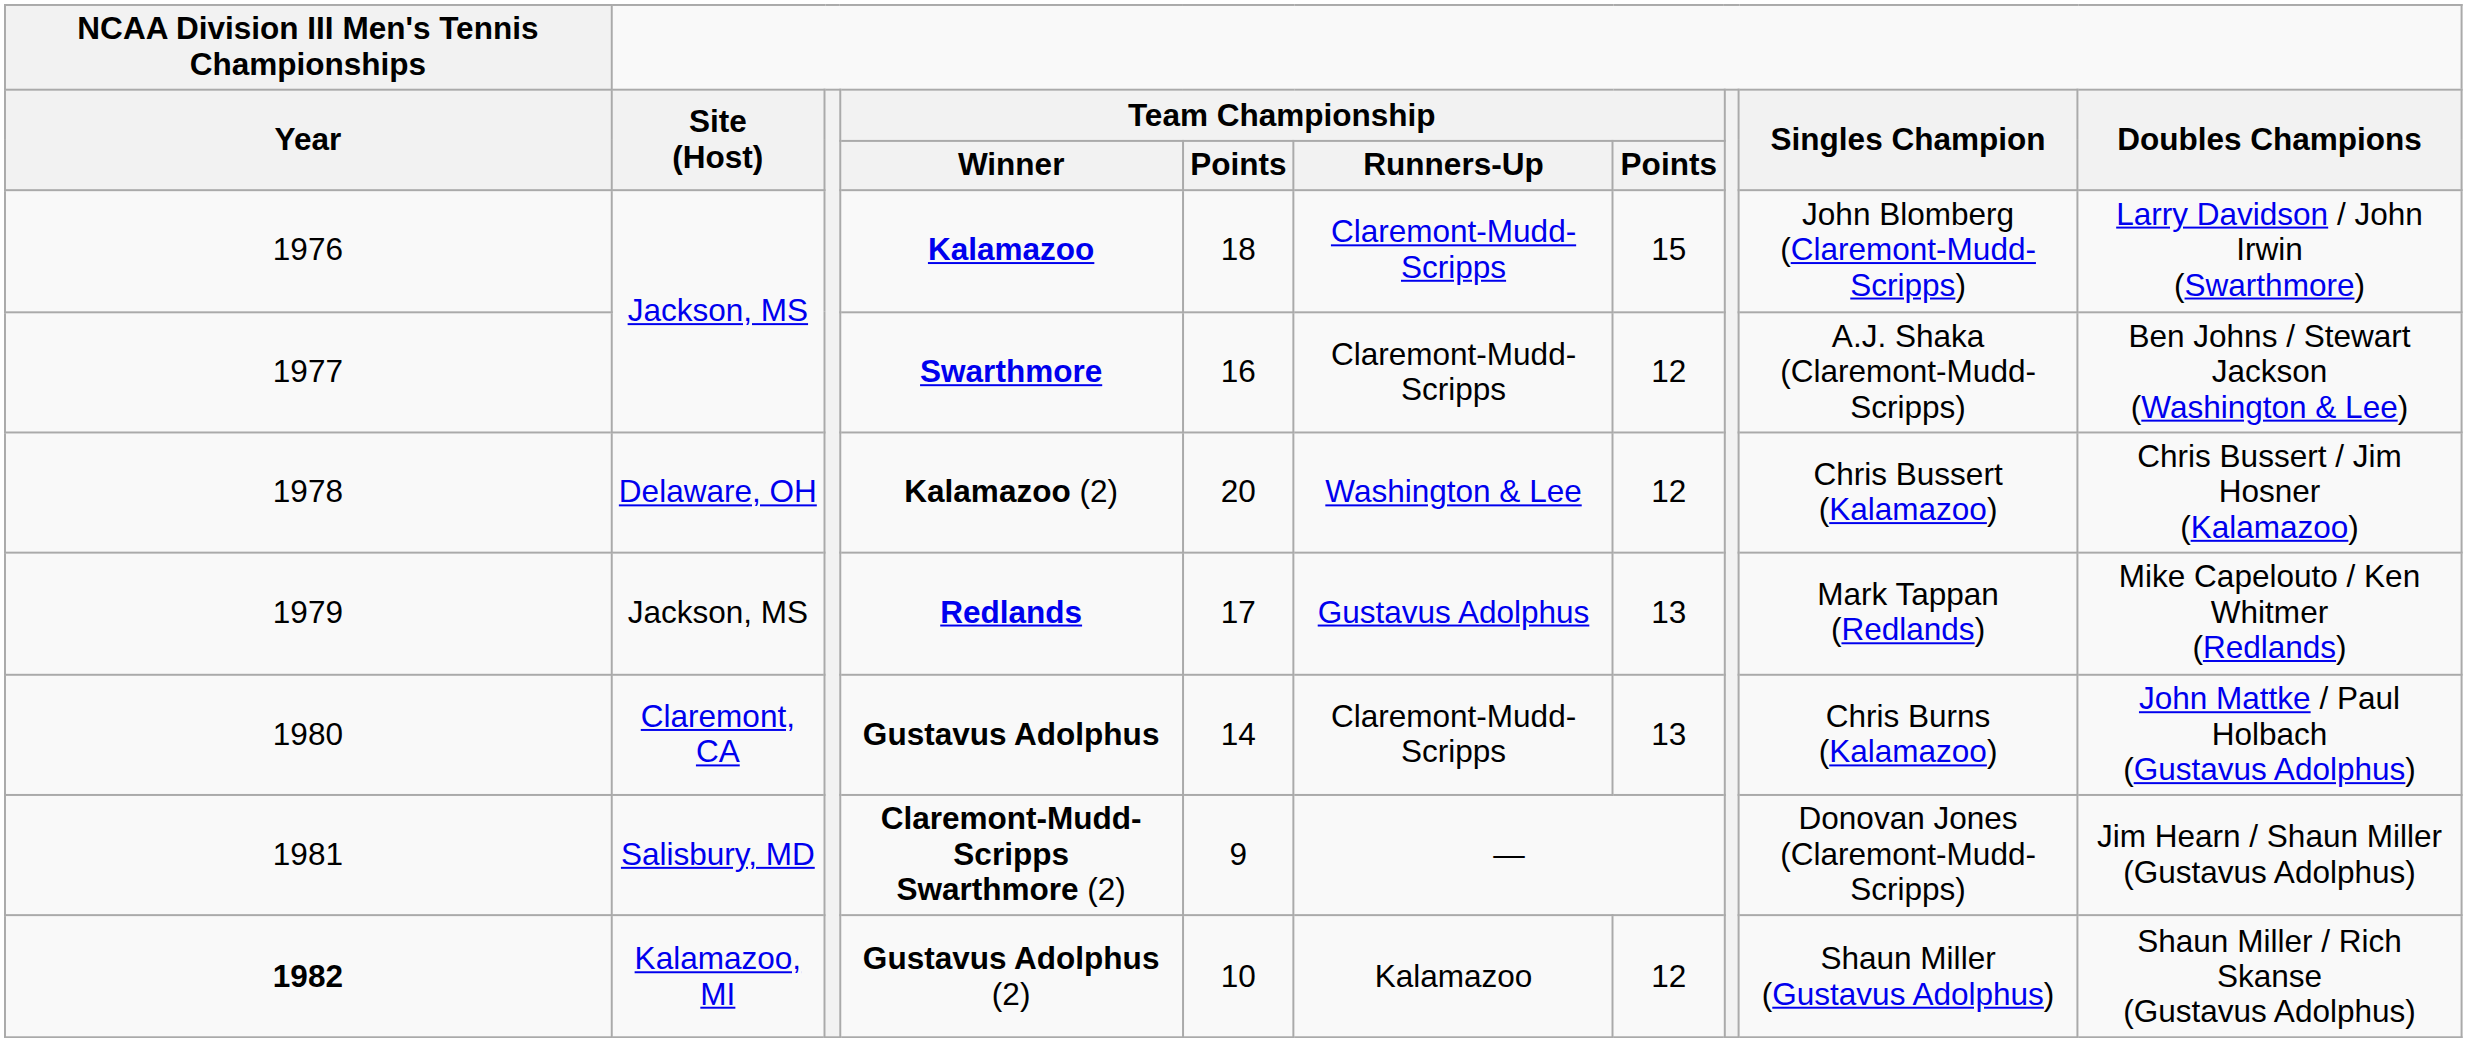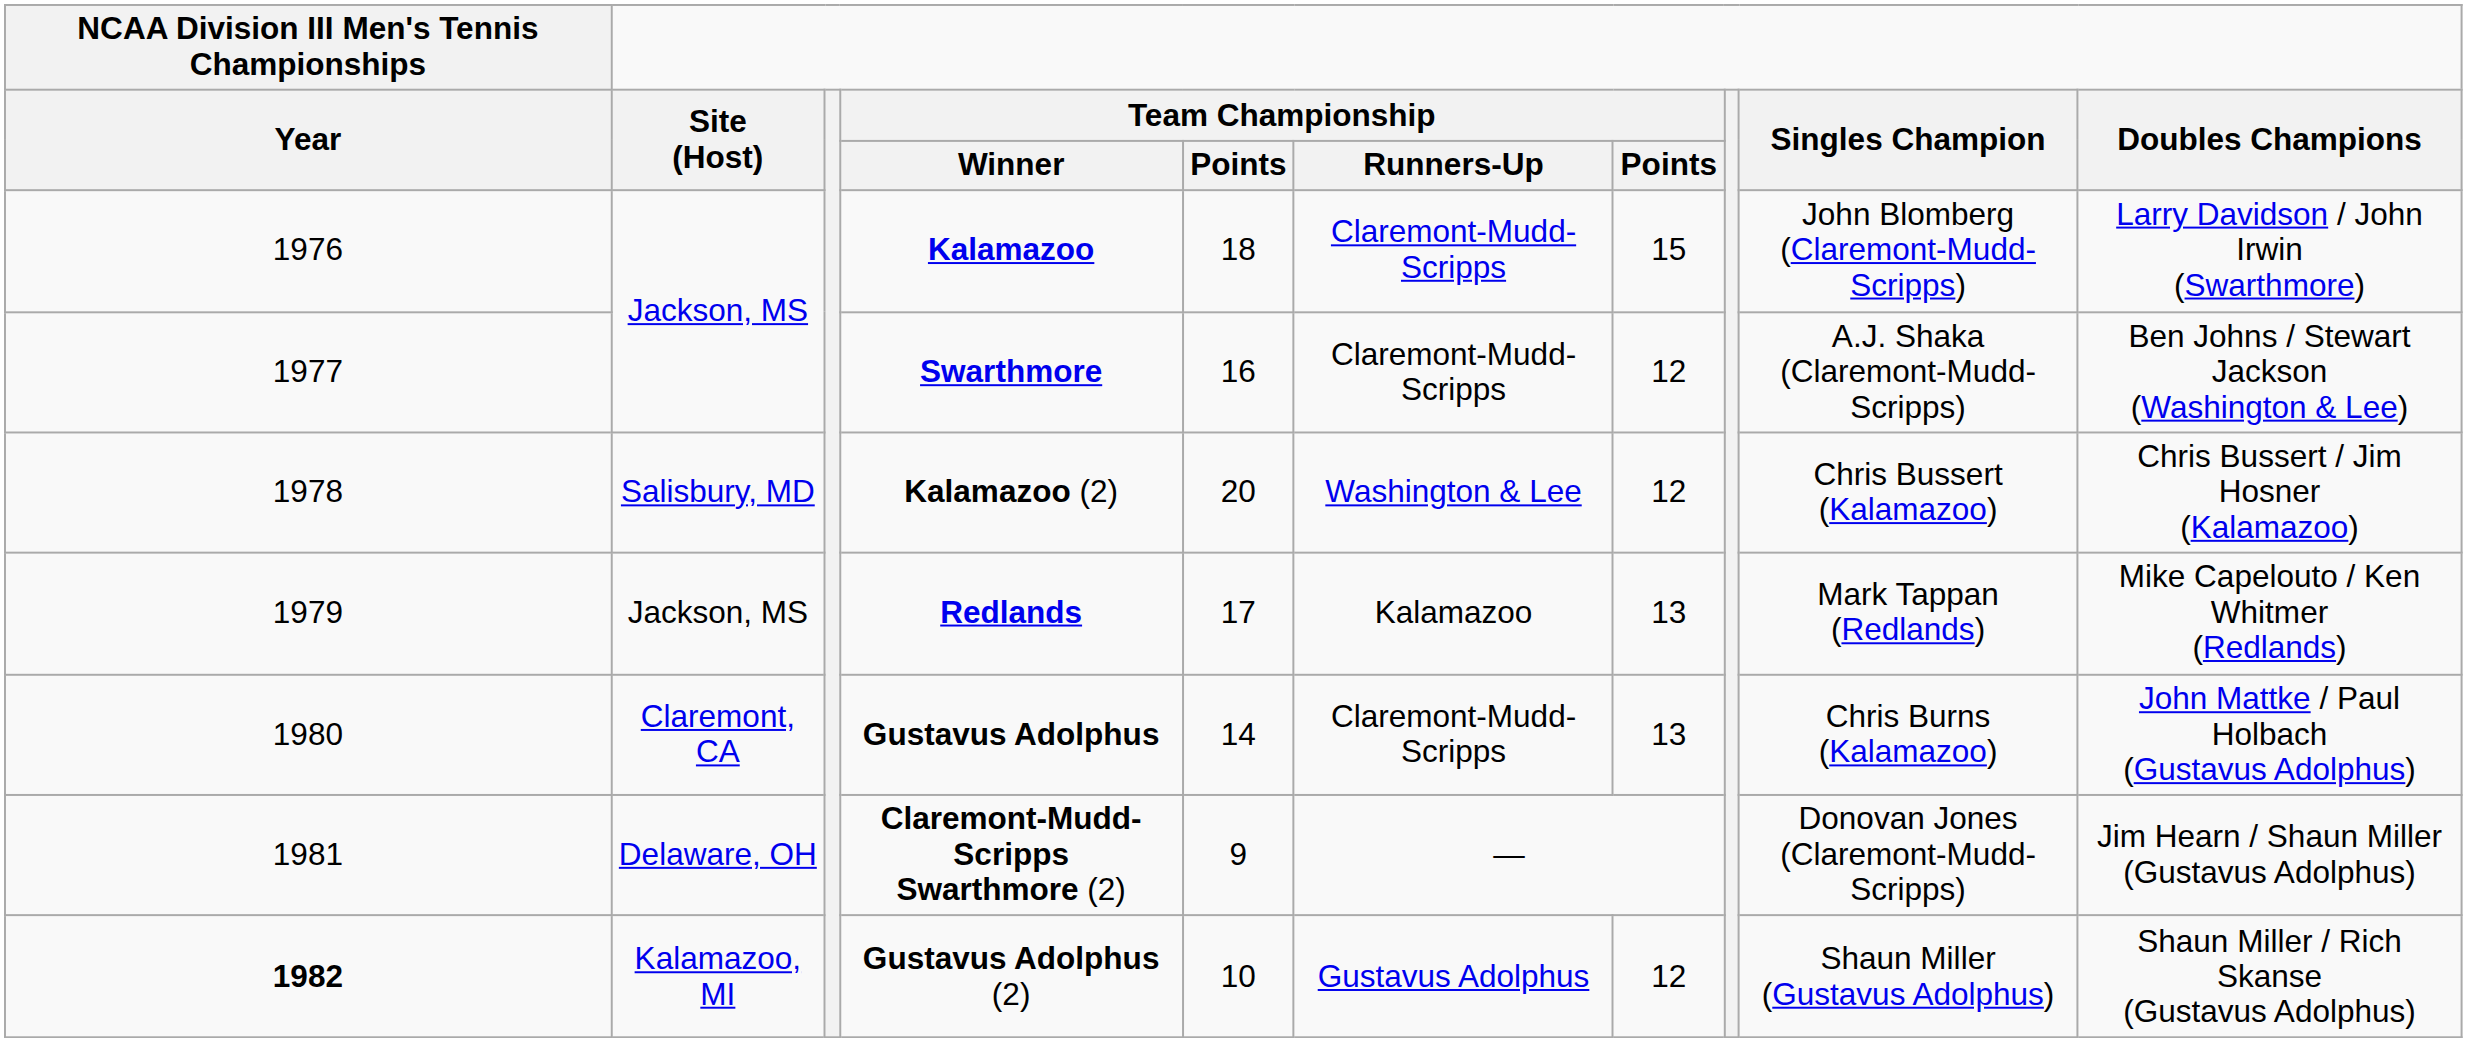(718, 492) Delaware, OH -> (718, 492) Salisbury, MD
(1454, 613) Gustavus Adolphus -> (1454, 613) Kalamazoo
(718, 854) Salisbury, MD -> (718, 854) Delaware, OH
(1454, 975) Kalamazoo -> (1454, 975) Gustavus Adolphus
